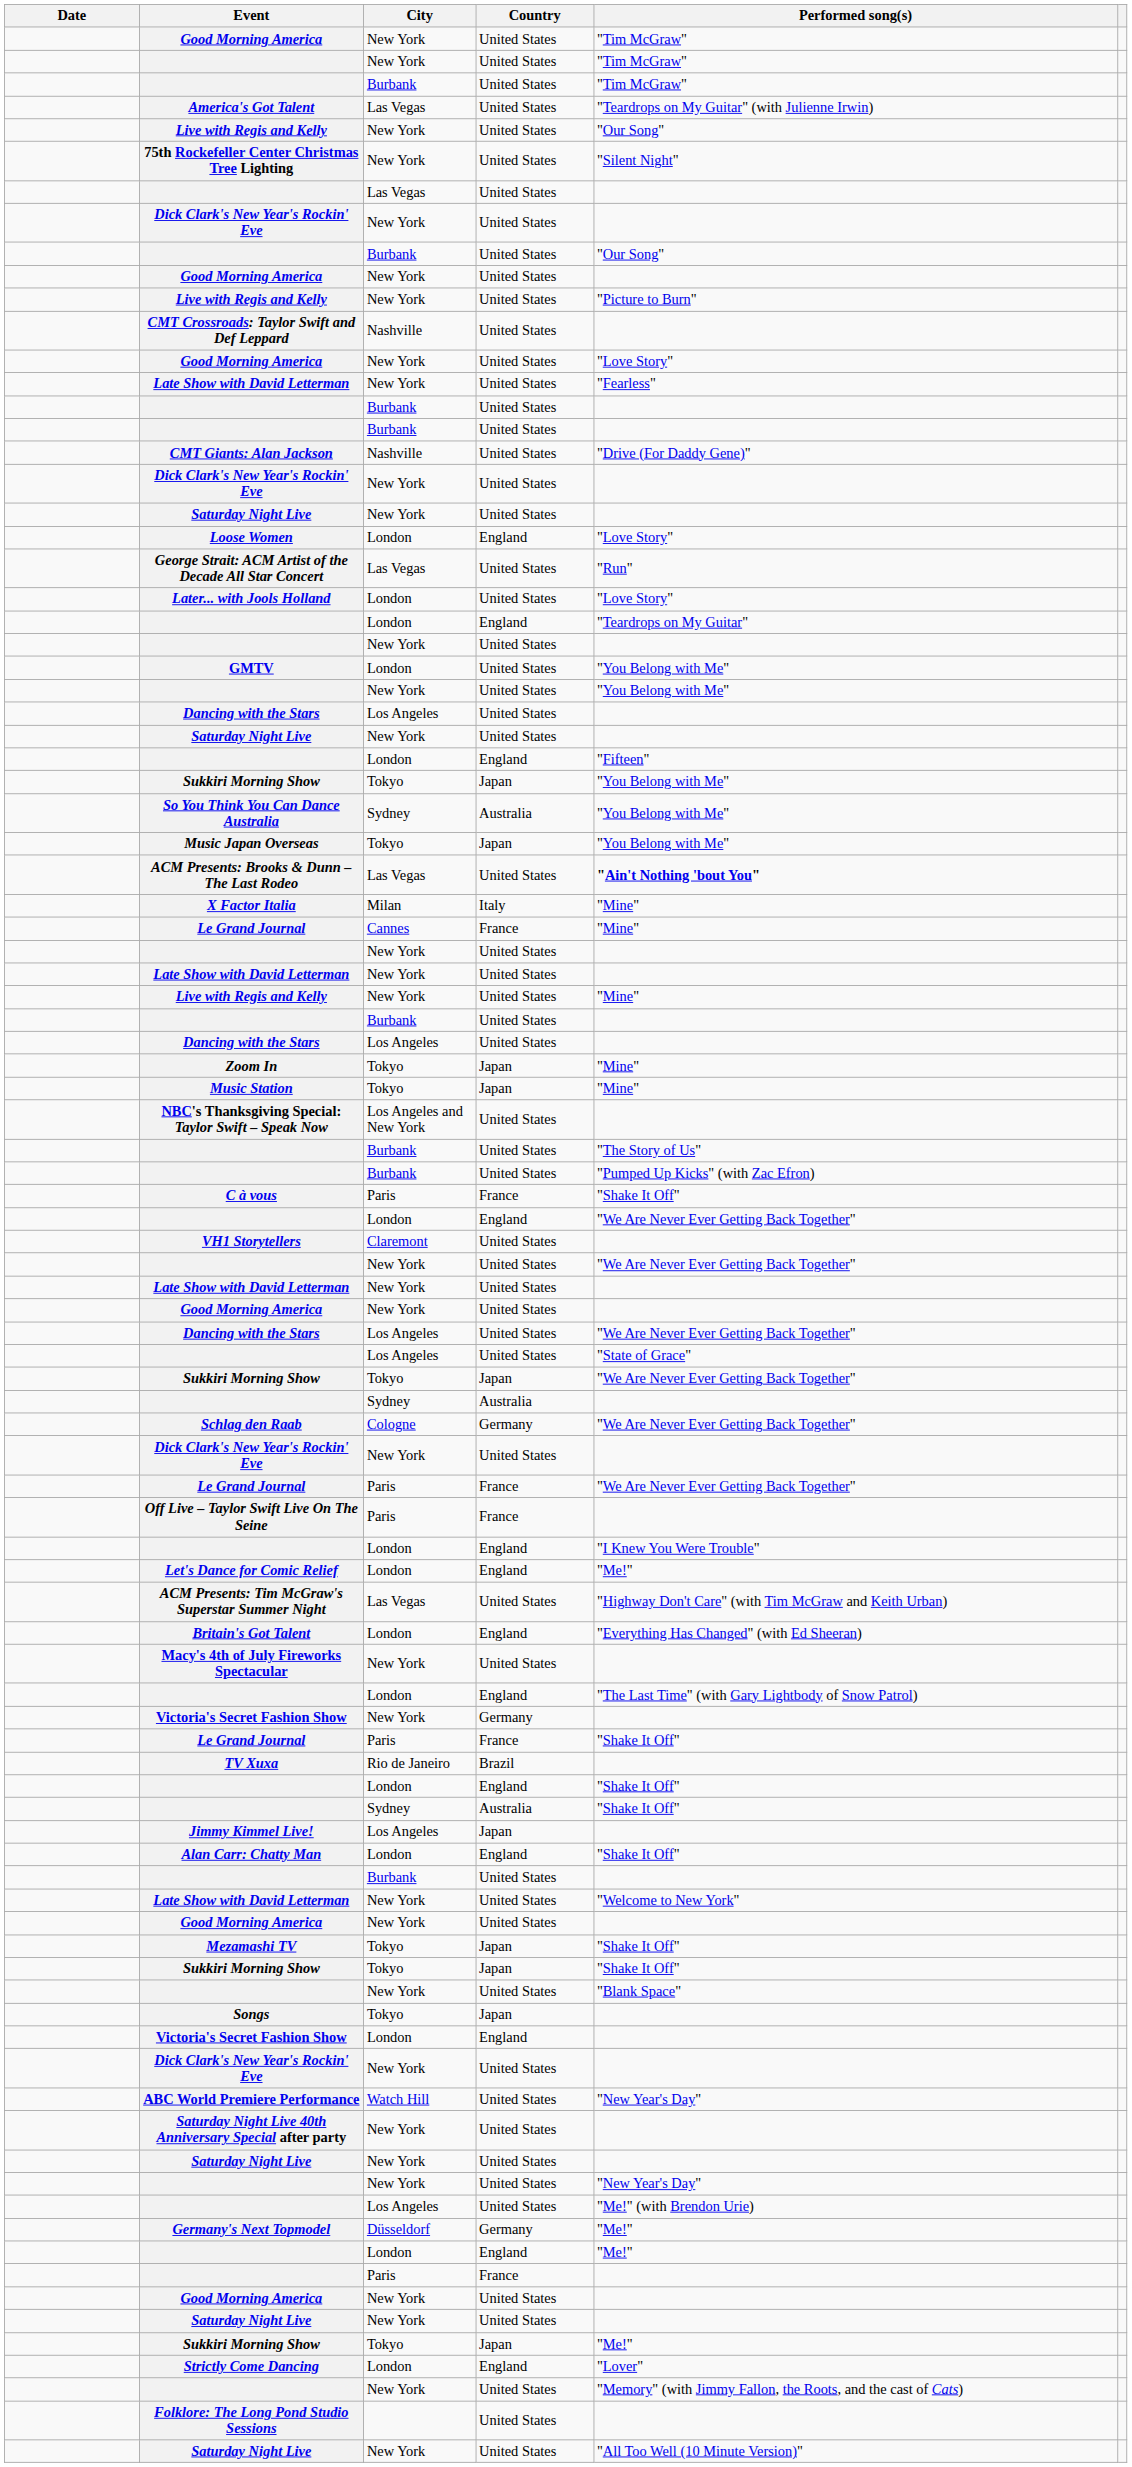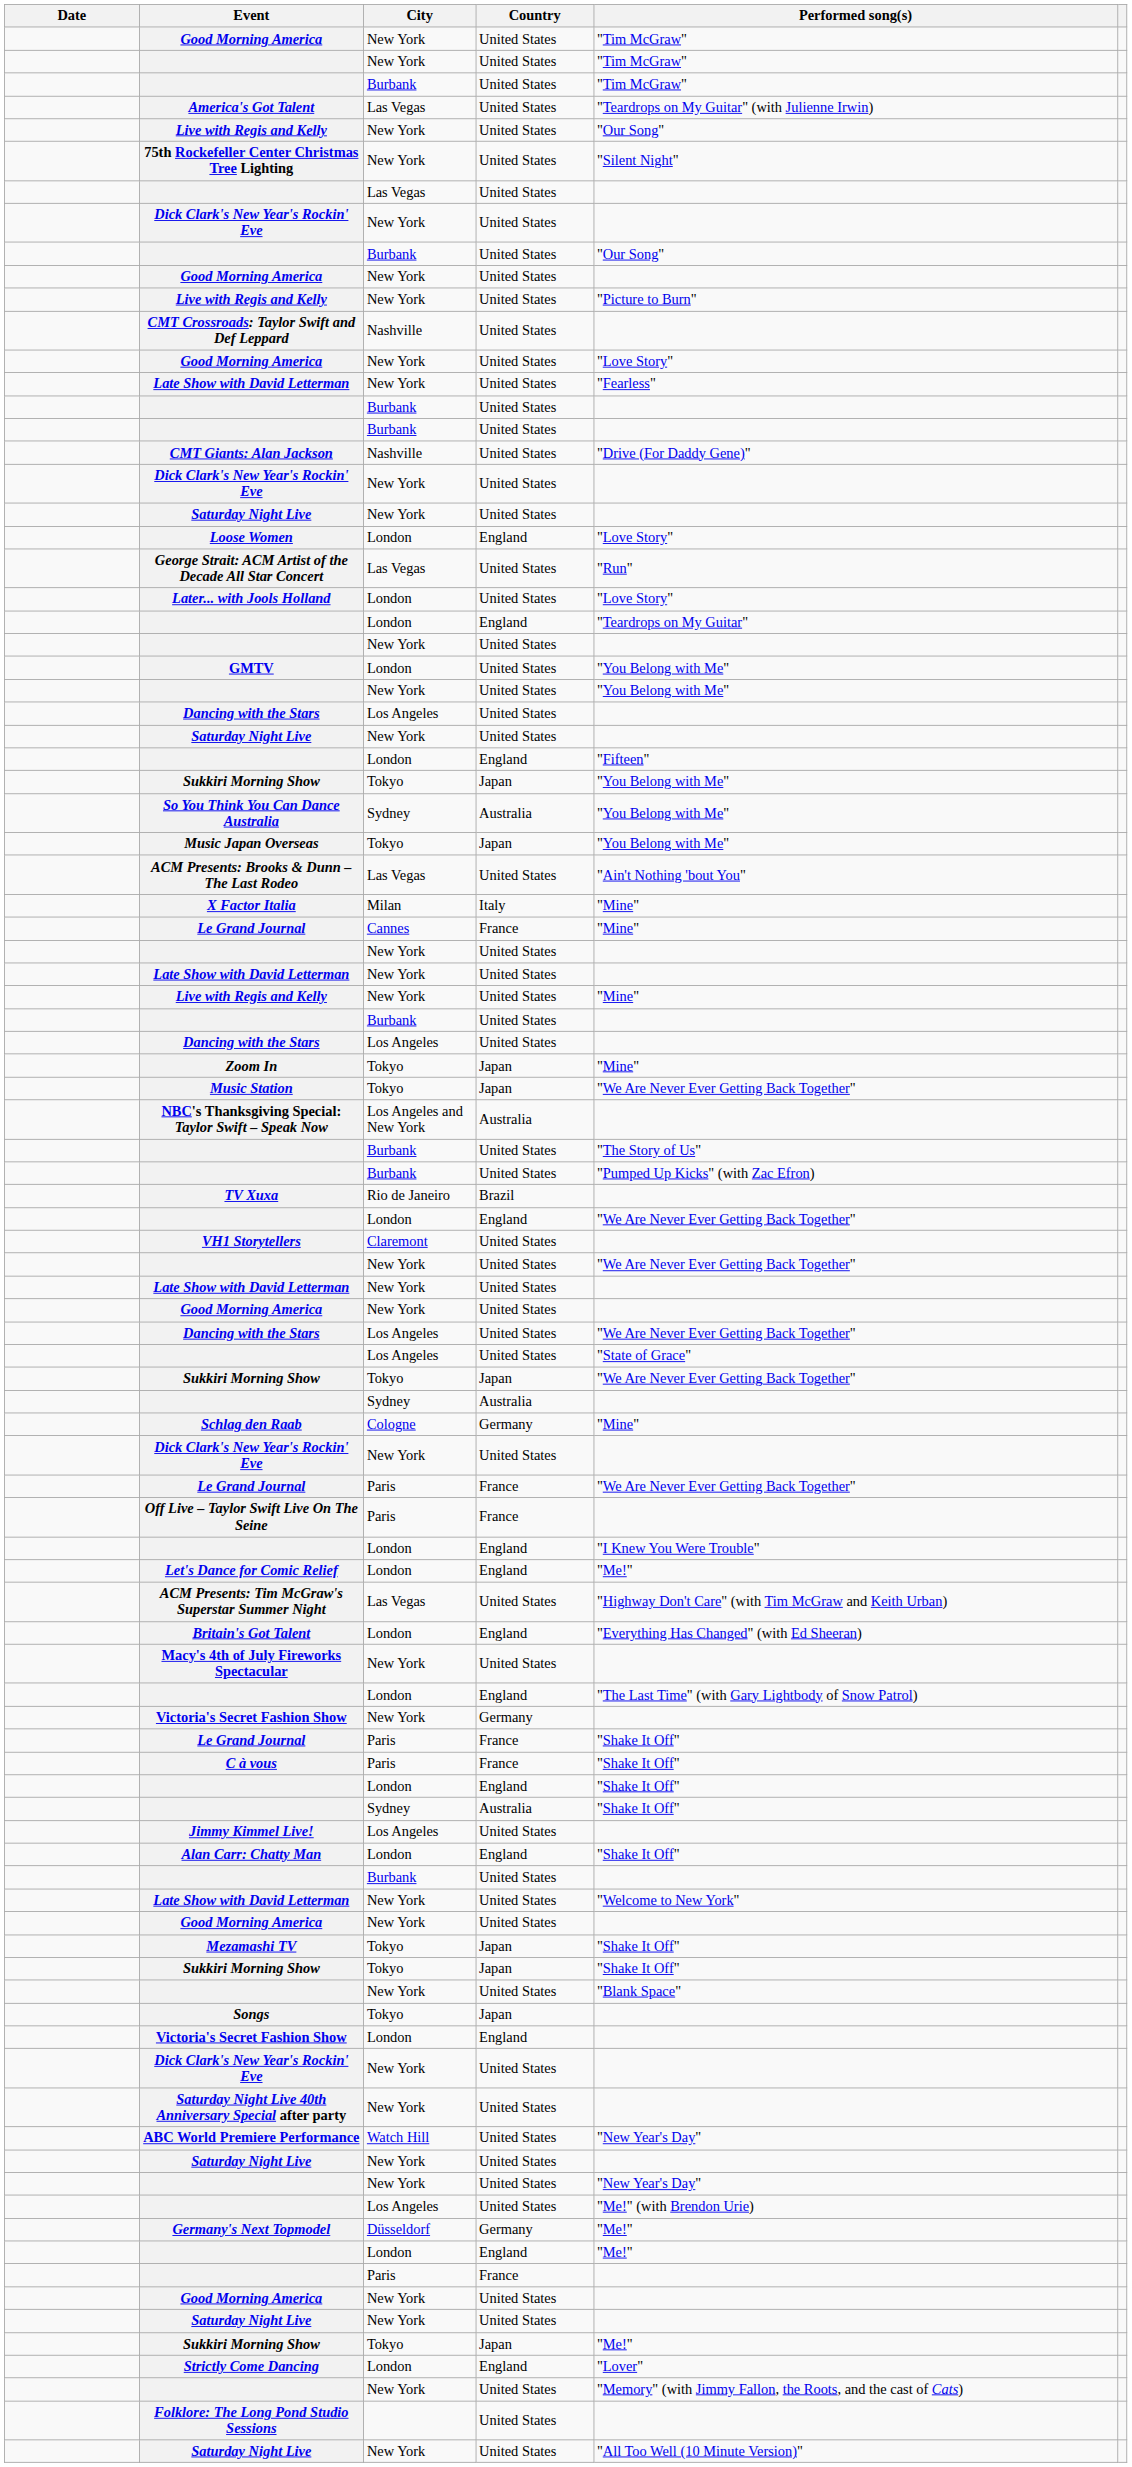(678, 874) bold -> (671, 874) normal
(618, 1088) "Mine" -> (726, 1088) "We Are Never Ever Getting Back Together"
(518, 1119) United States -> (505, 1119) Australia
rows swapped: (251, 1763) <-> (251, 1196)
(726, 1424) "We Are Never Ever Getting Back Together" -> (618, 1424) "Mine"
(495, 1831) Japan -> (518, 1831) United States
rows swapped: (251, 2130) <-> (251, 2099)
